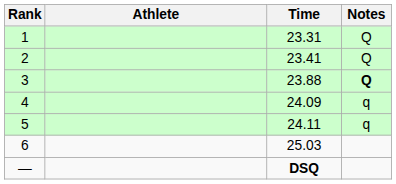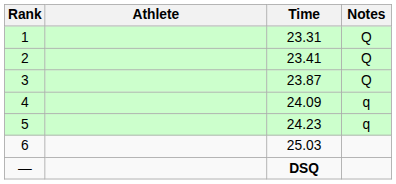(304, 80) 23.88 -> (304, 80) 23.87
(366, 80) bold -> (366, 80) normal
(304, 124) 24.11 -> (304, 124) 24.23
